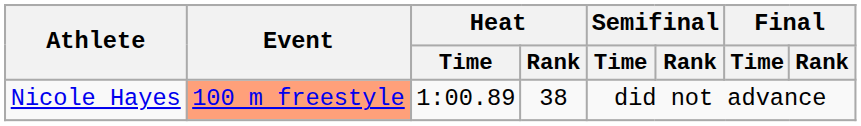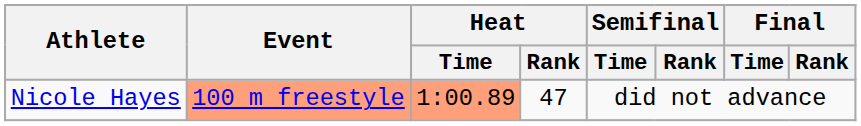(466, 99) no background -> (466, 99) lightsalmon background
(553, 99) 38 -> (553, 99) 47
